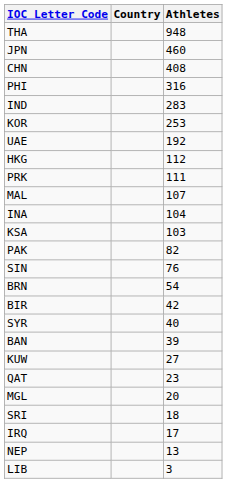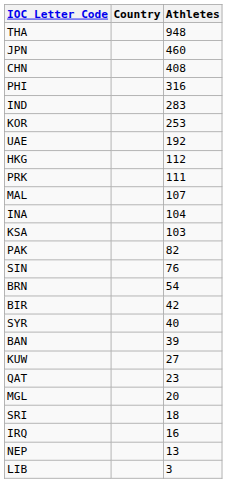(173, 433) 17 -> (173, 433) 16
